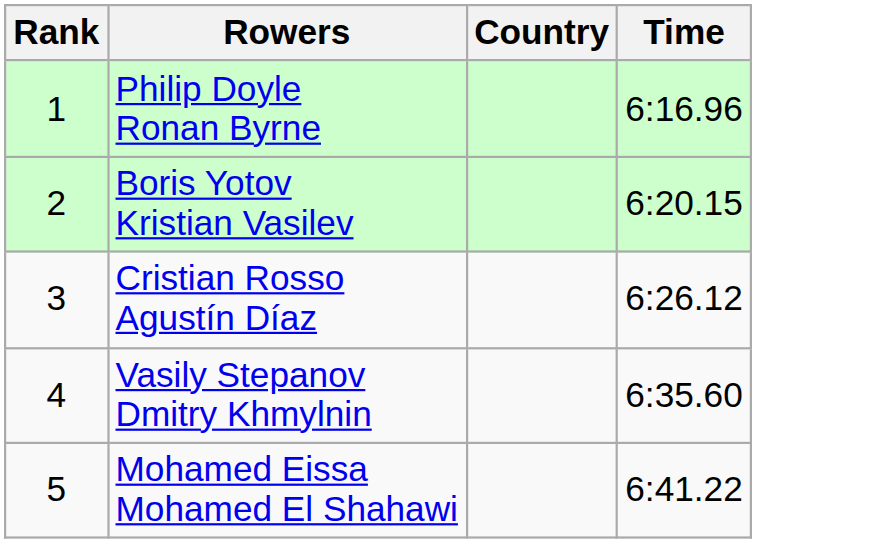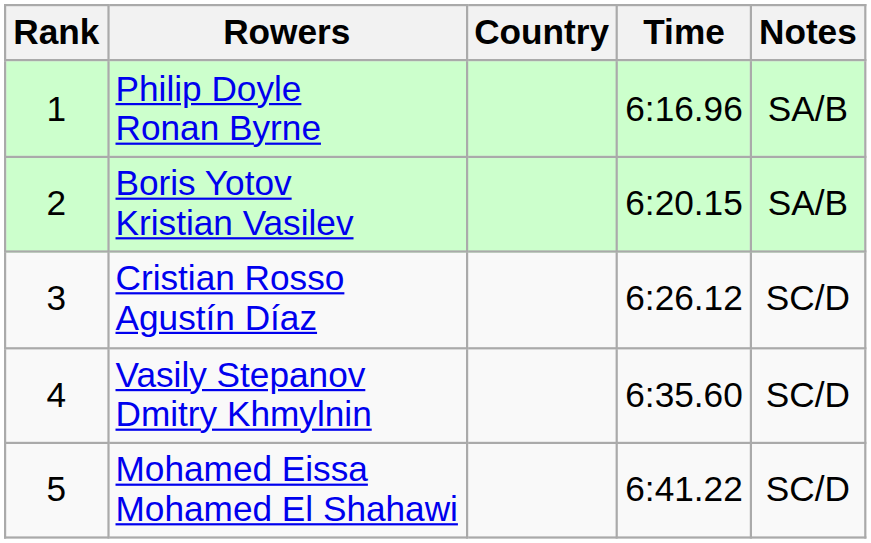+ column: (808, 32)
